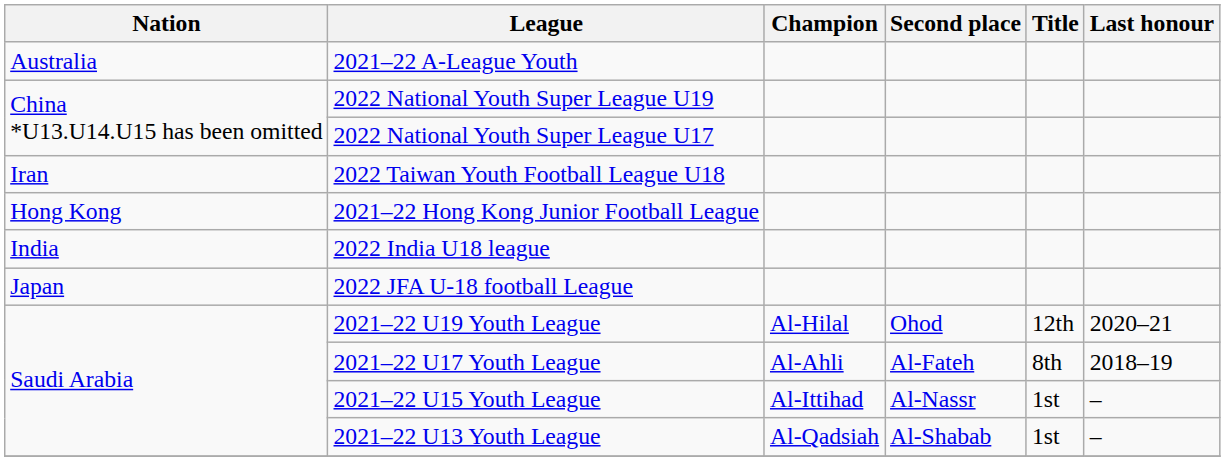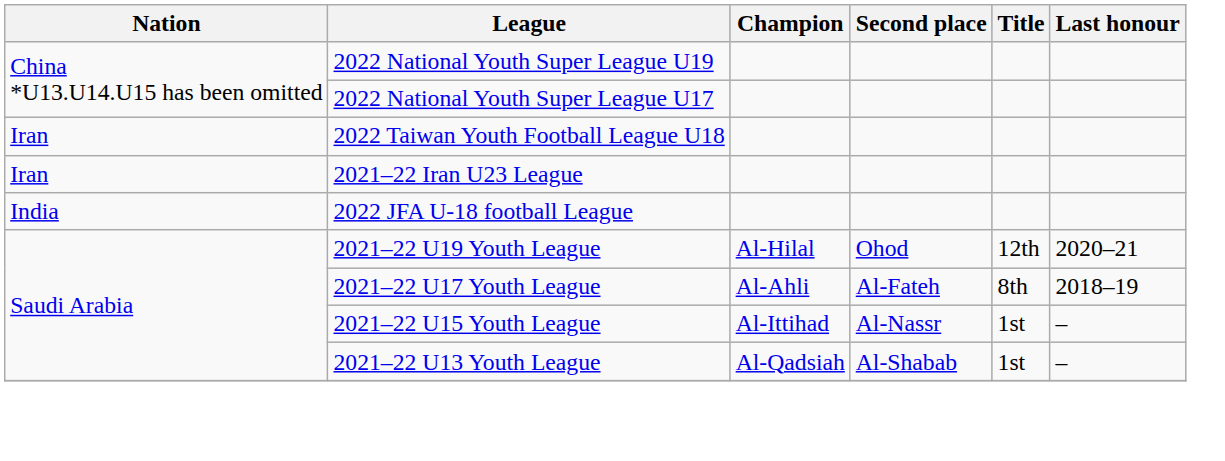- row: (456, 60)
- row: (546, 211)
+ row: (458, 173)
- row: (442, 248)
(37, 286) Japan -> (35, 211) India
